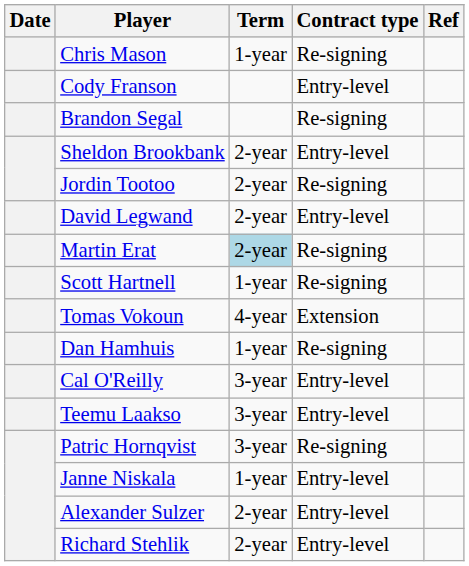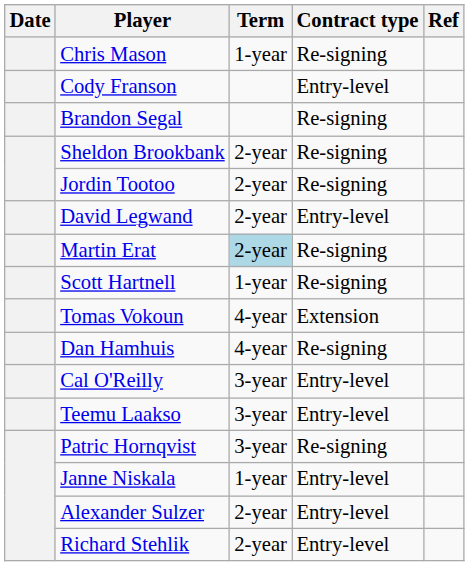(343, 151) Entry-level -> (342, 151) Re-signing
(261, 348) 1-year -> (261, 348) 4-year
